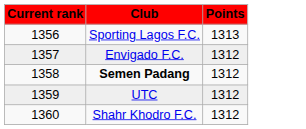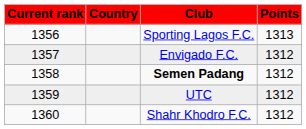+ column: (113, 14)
